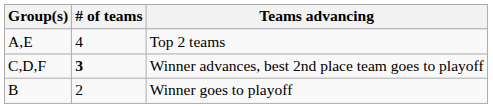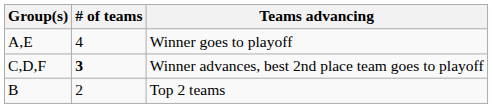(188, 41) Top 2 teams -> (221, 41) Winner goes to playoff
(221, 90) Winner goes to playoff -> (188, 90) Top 2 teams
